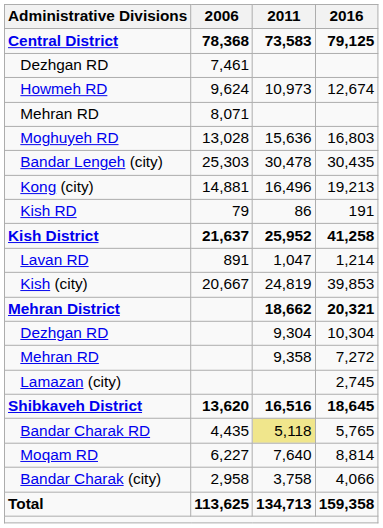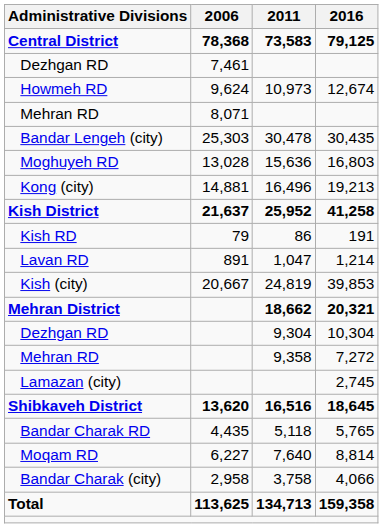rows swapped: (69, 138) <-> (92, 162)
rows swapped: (53, 235) <-> (48, 211)
(293, 430) khaki background -> (293, 430) no background
